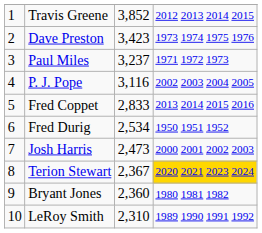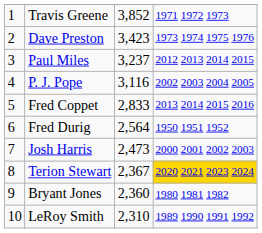(205, 15) 2012 2013 2014 2015 -> (192, 15) 1971 1972 1973
(192, 60) 1971 1972 1973 -> (205, 60) 2012 2013 2014 2015
(134, 127) 2,534 -> (134, 127) 2,564
